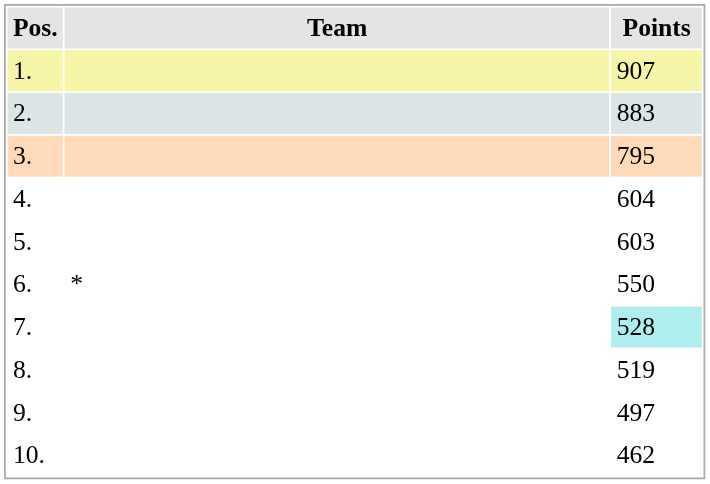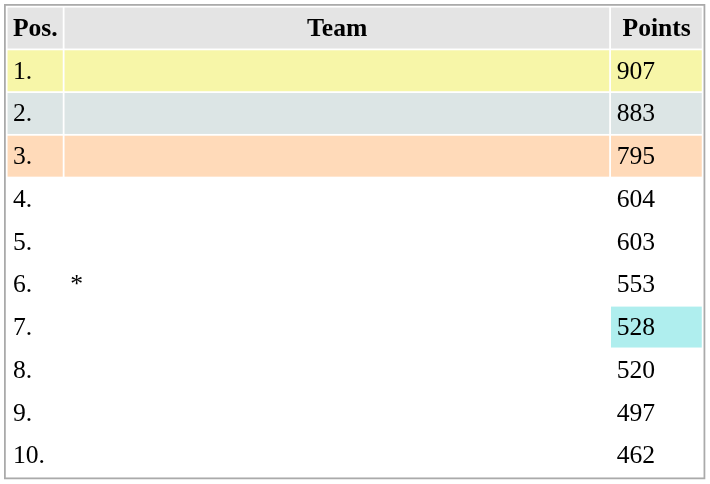(636, 283) 550 -> (636, 283) 553
(636, 369) 519 -> (636, 369) 520
